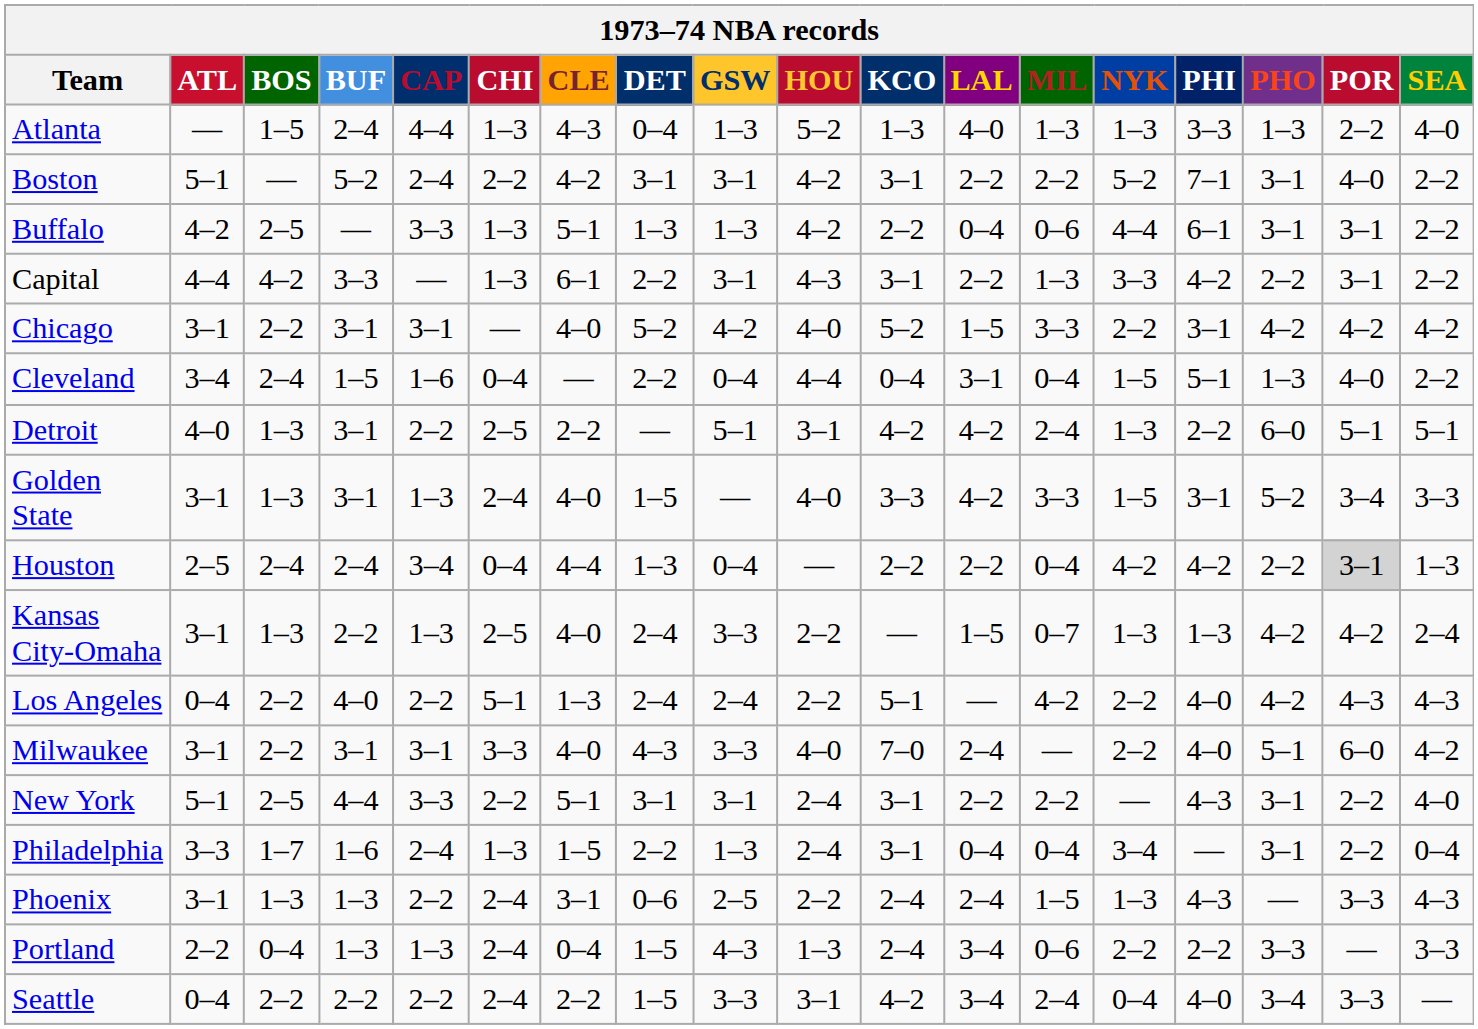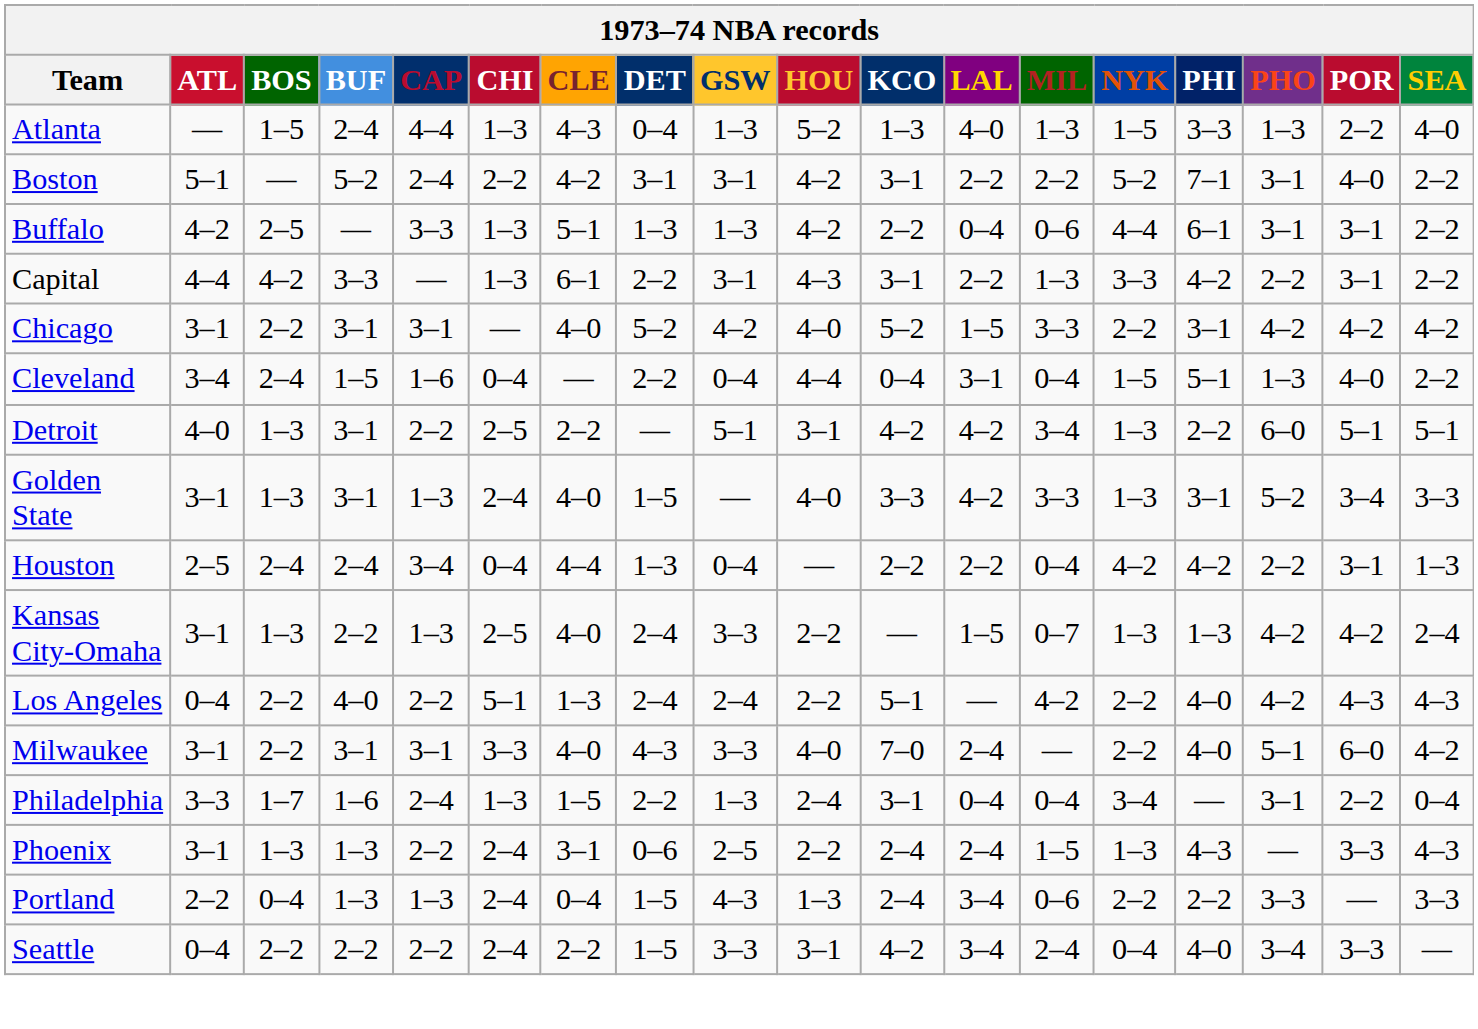(1135, 129) 1–3 -> (1135, 129) 1–5
(1057, 428) 2–4 -> (1057, 428) 3–4
(1135, 496) 1–5 -> (1135, 496) 1–3
(1362, 564) lightgrey background -> (1362, 564) no background
- row: (73, 799)
